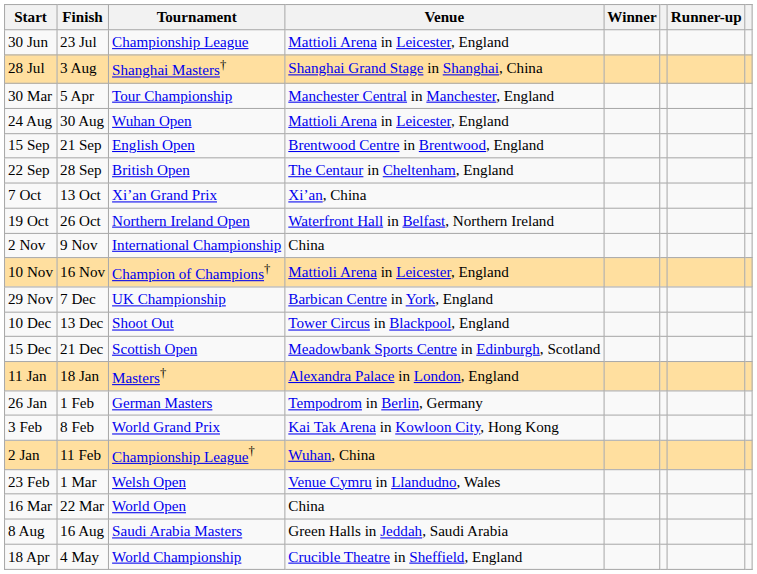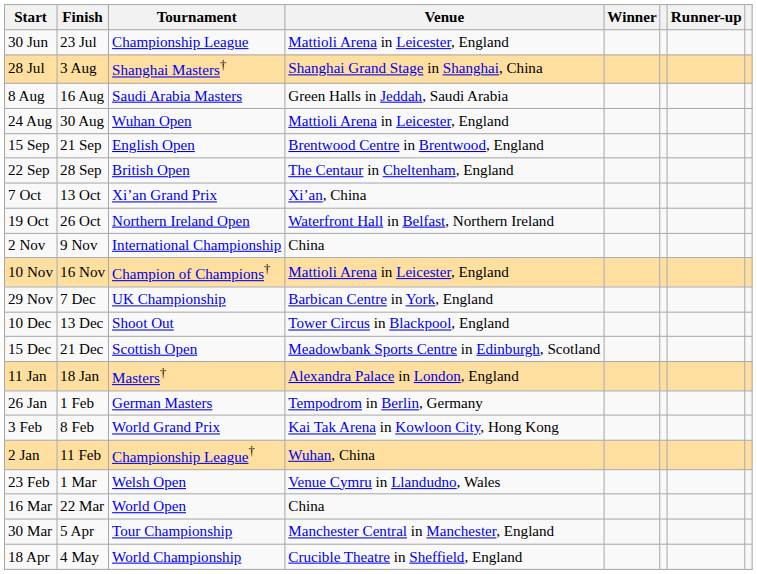rows swapped: (26, 532) <-> (30, 96)
